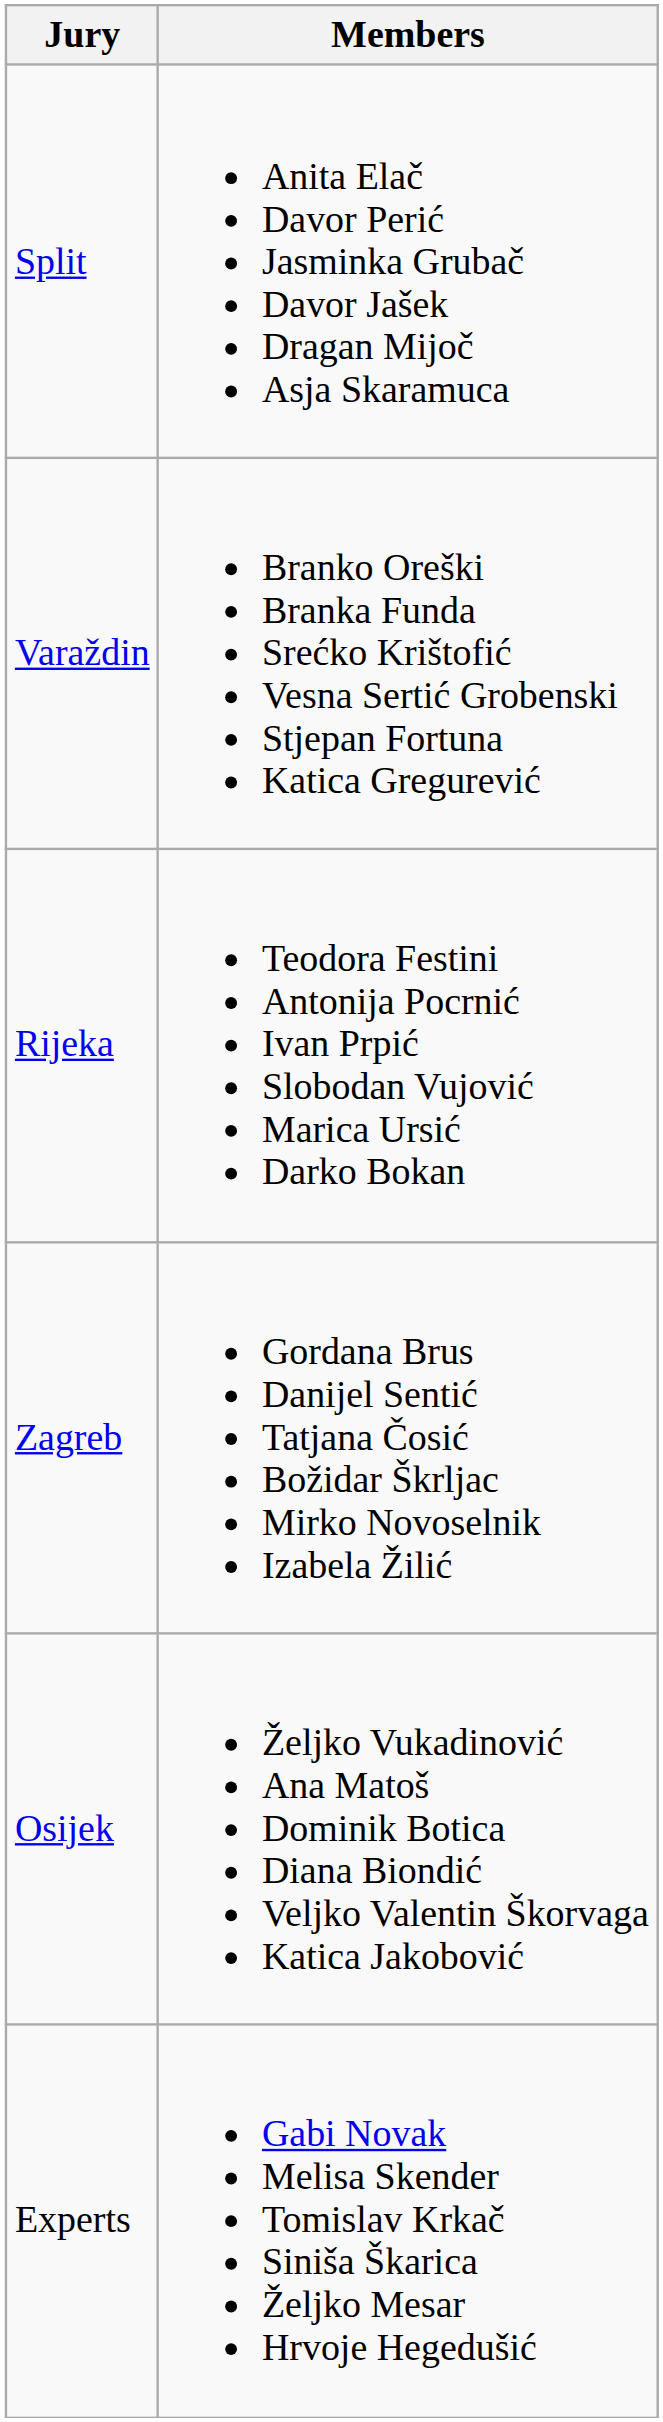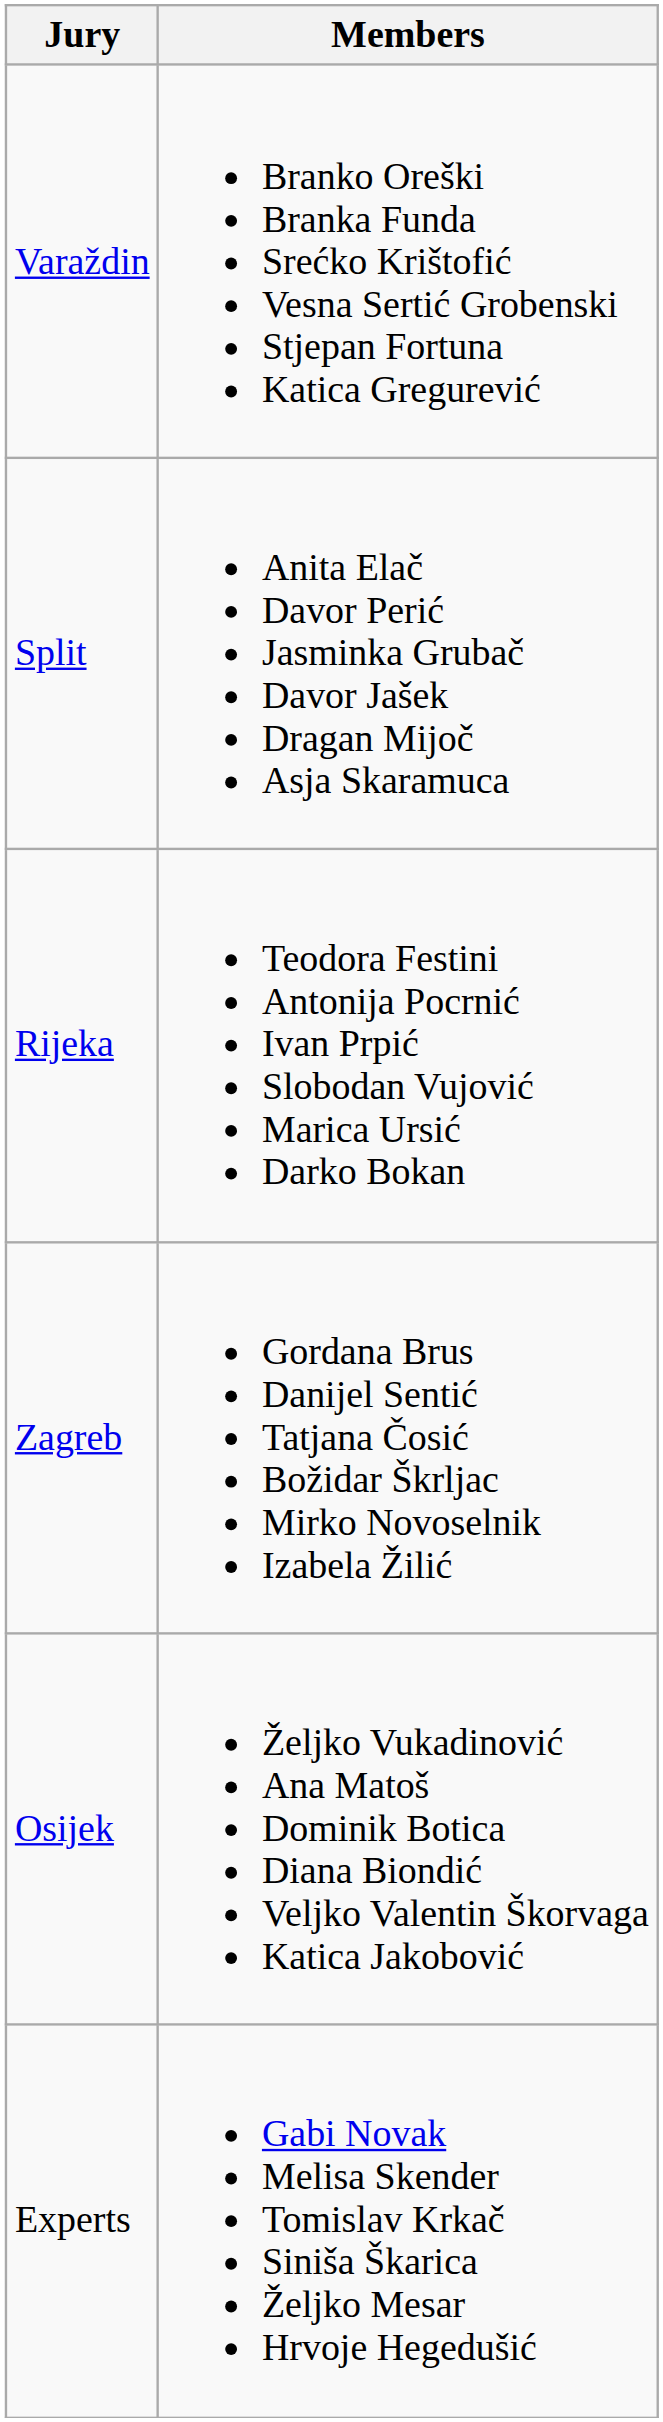rows swapped: (82, 652) <-> (51, 260)
